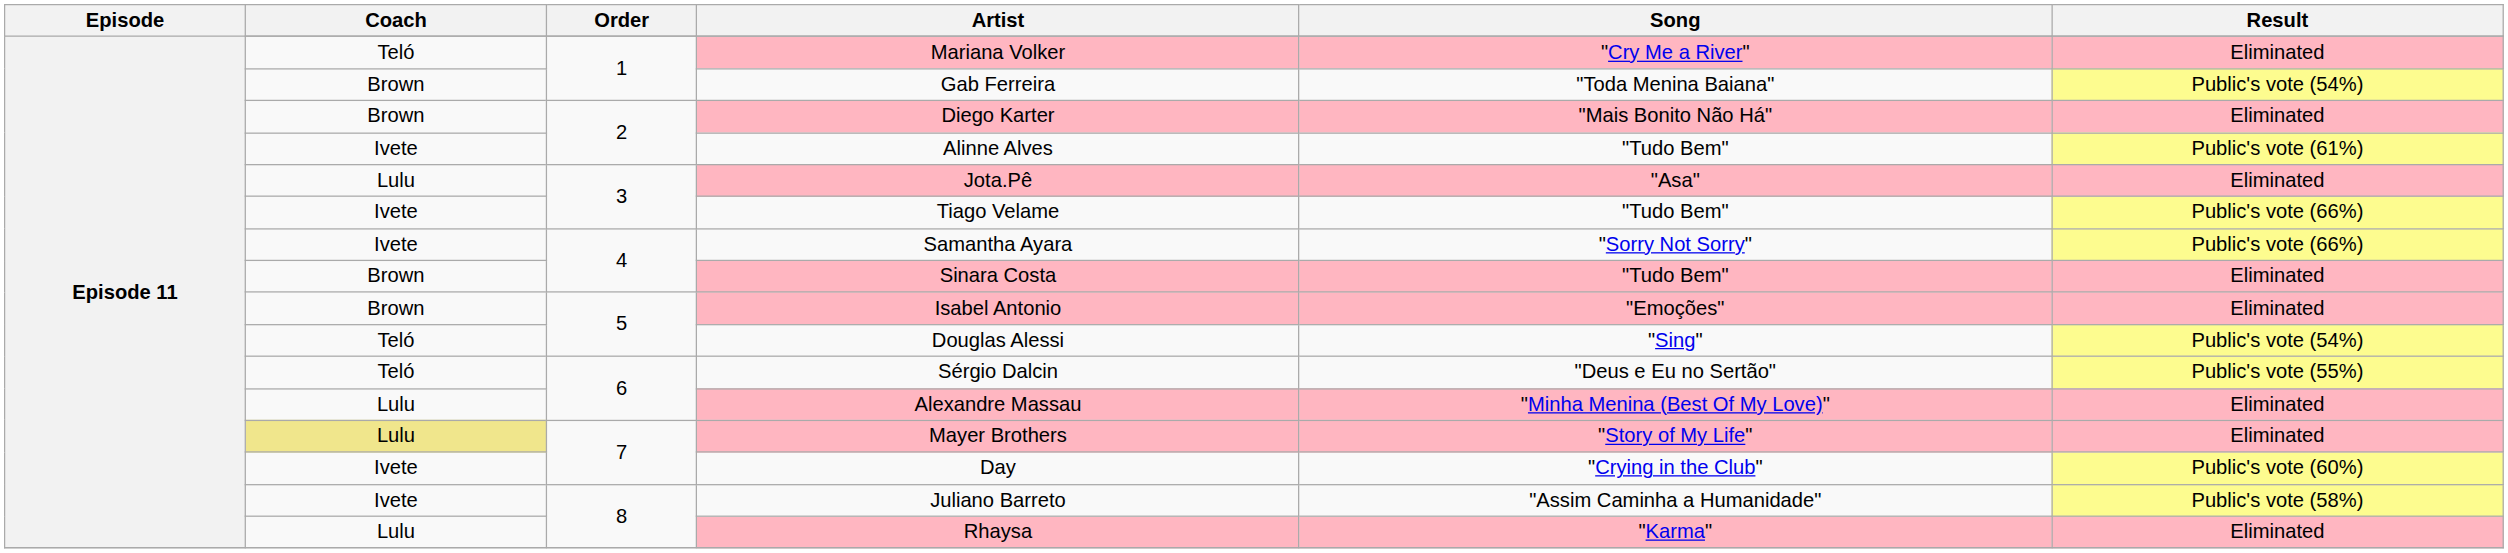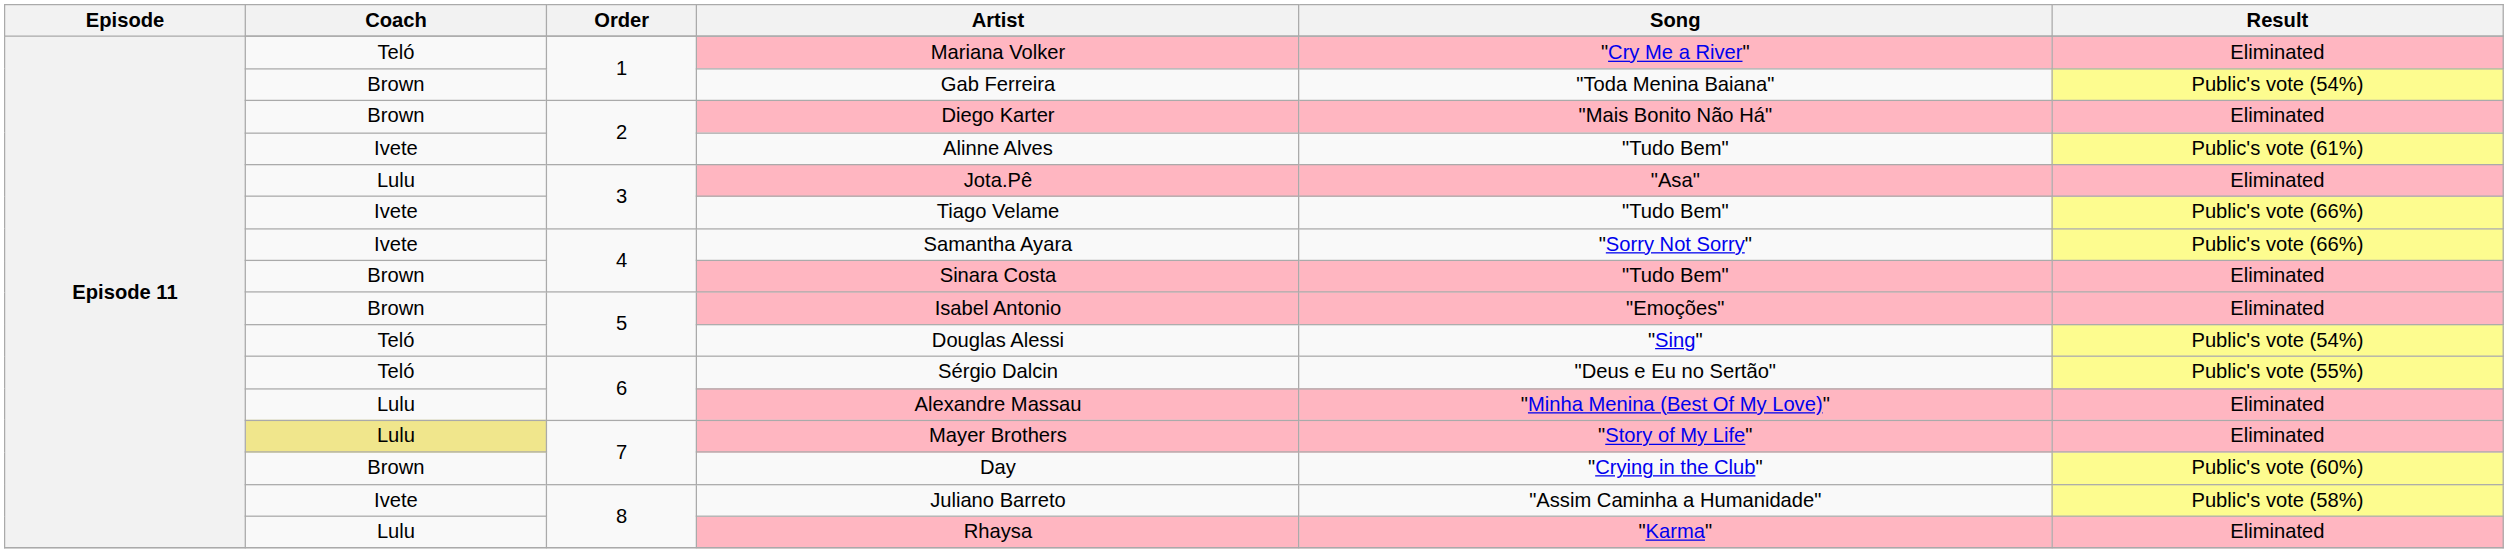(396, 468) Ivete -> (396, 468) Brown
